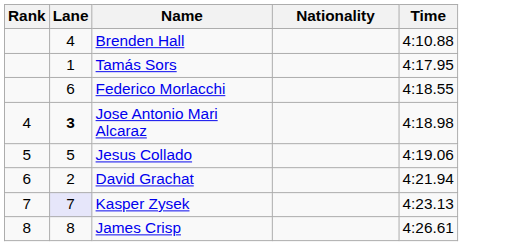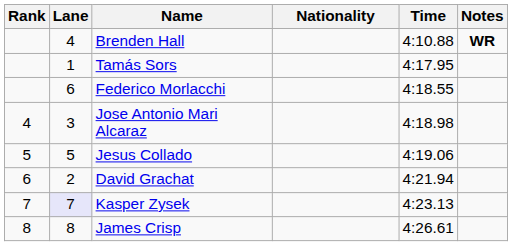+ column: (482, 16)
(71, 122) bold -> (71, 122) normal
